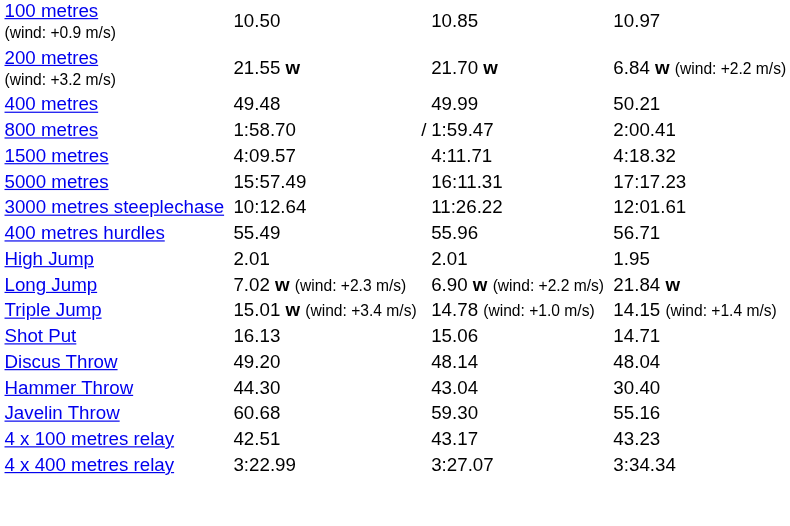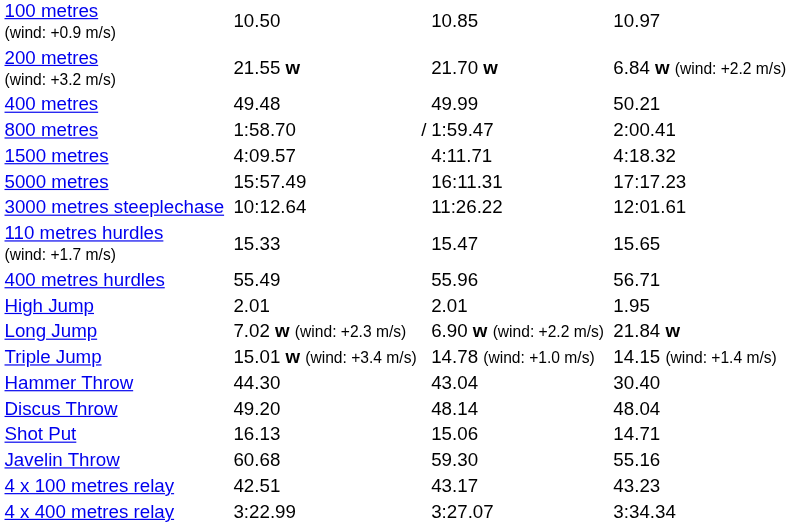+ row: (84, 243)
rows swapped: (40, 336) <-> (69, 387)
